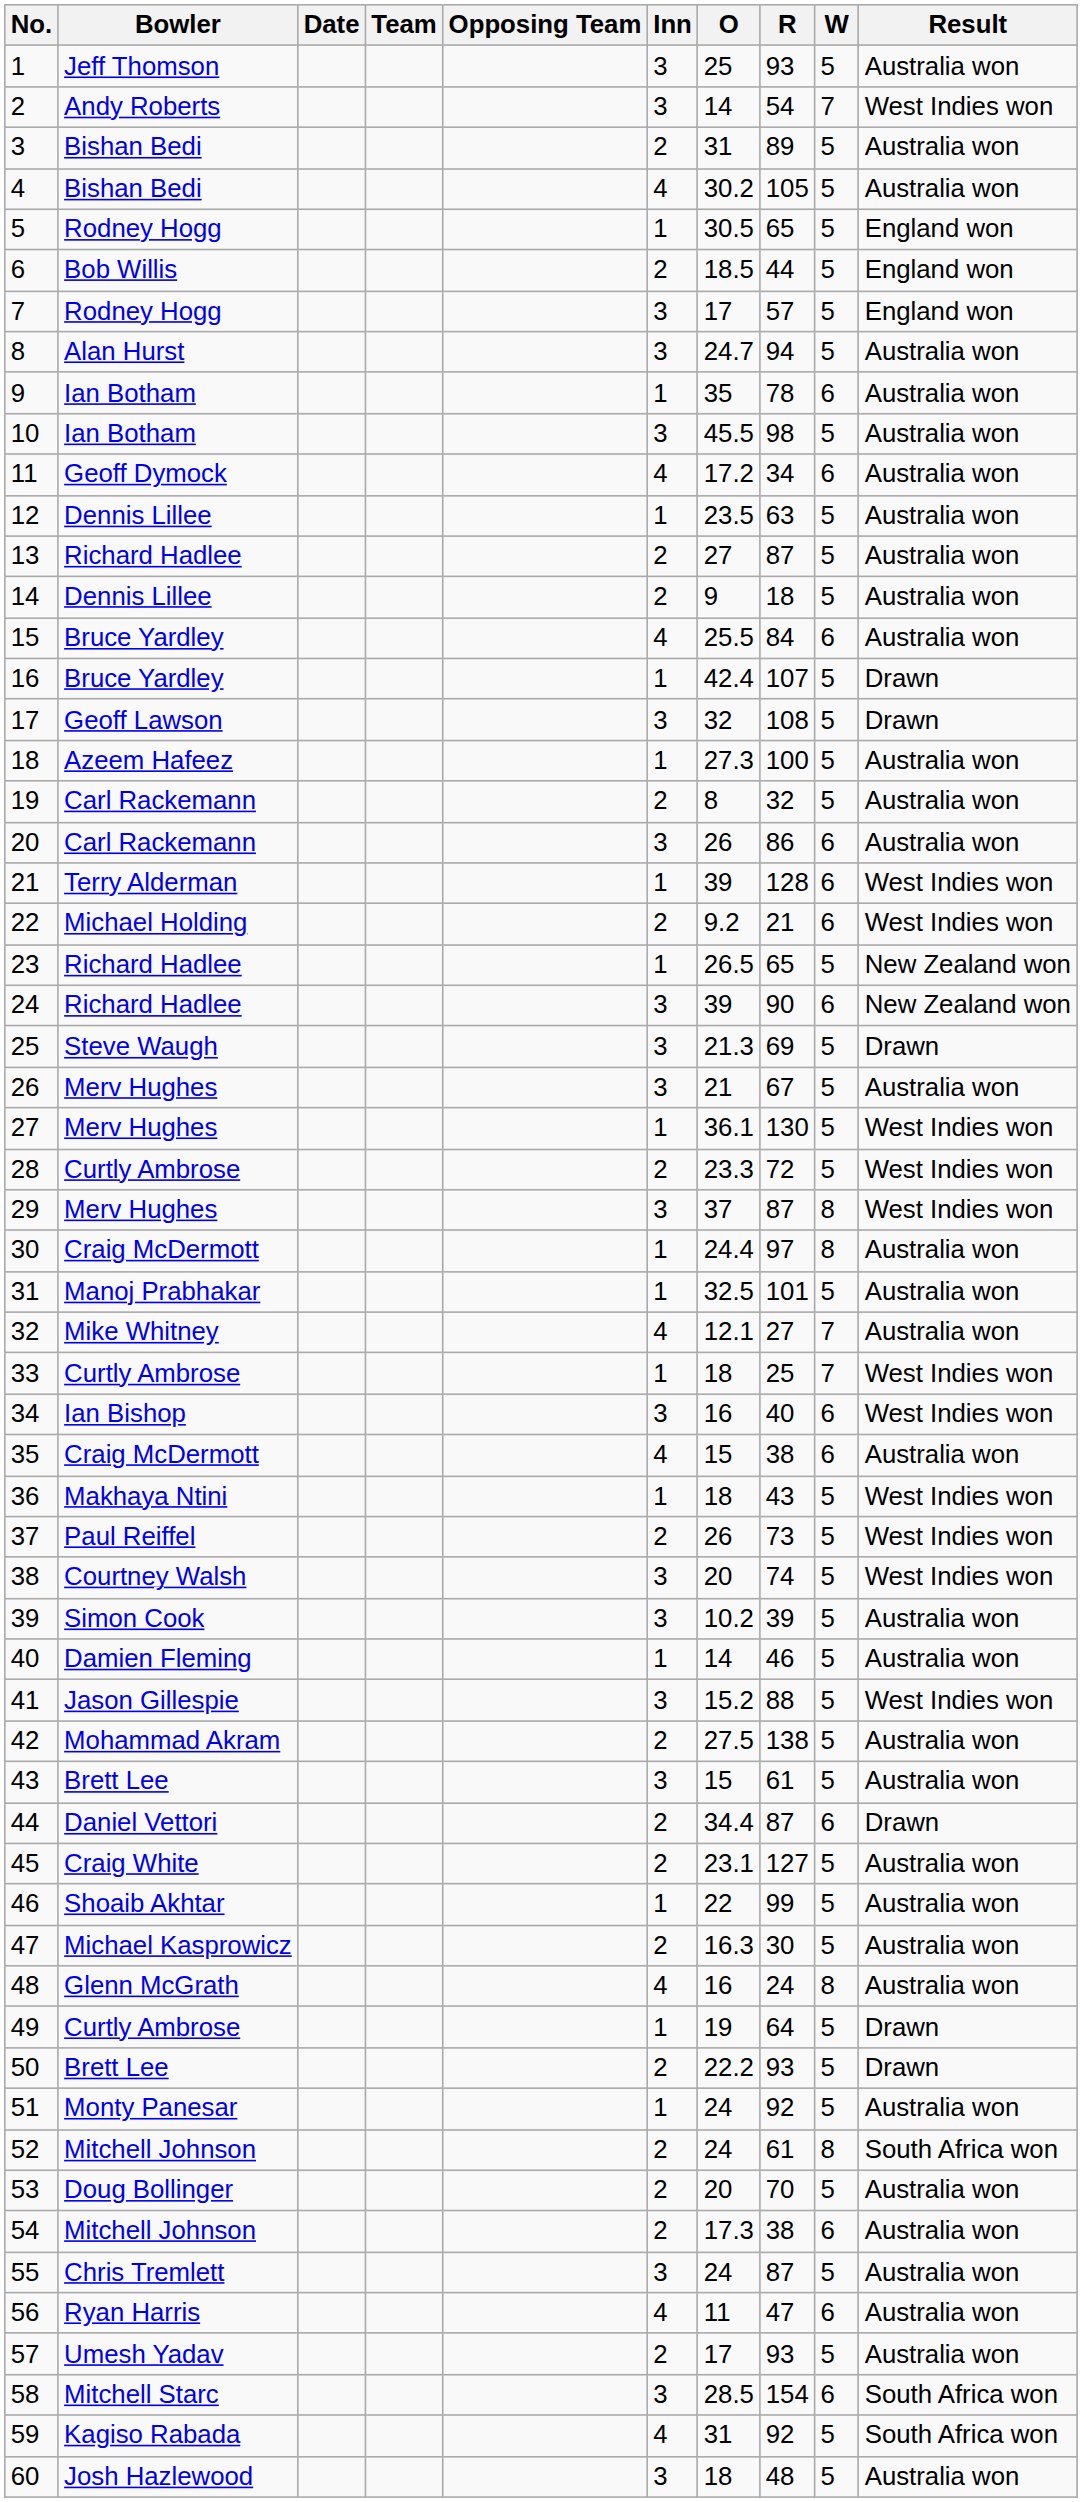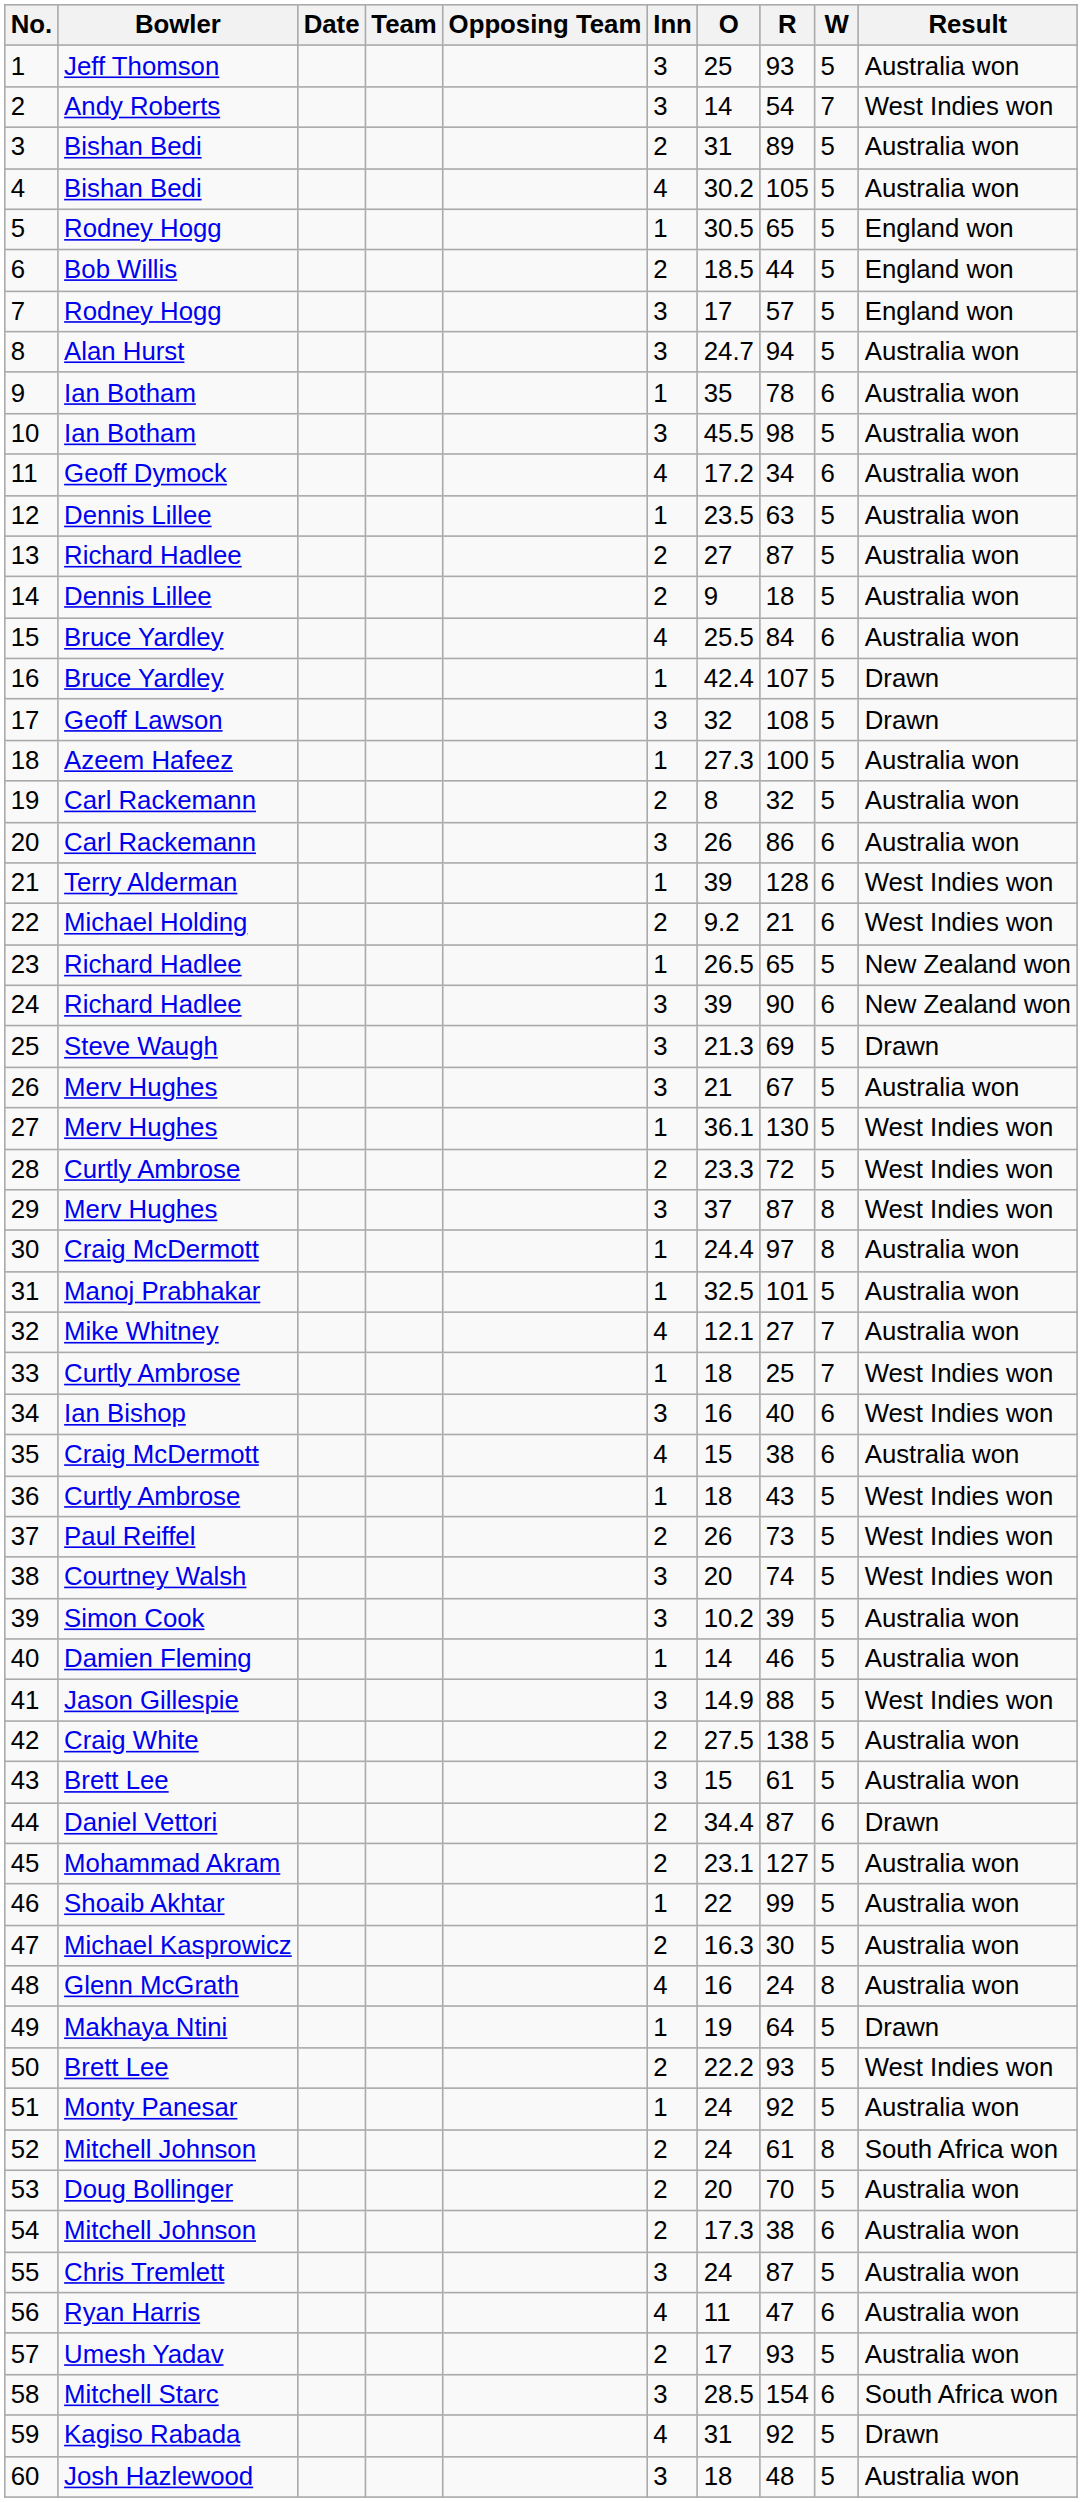(146, 1495) Makhaya Ntini -> (152, 1495) Curtly Ambrose
(729, 1699) 15.2 -> (729, 1699) 14.9
(172, 1740) Mohammad Akram -> (131, 1740) Craig White
(131, 1863) Craig White -> (172, 1863) Mohammad Akram
(152, 2026) Curtly Ambrose -> (146, 2026) Makhaya Ntini
(902, 2067) Drawn -> (959, 2067) West Indies won
(961, 2435) South Africa won -> (902, 2435) Drawn
